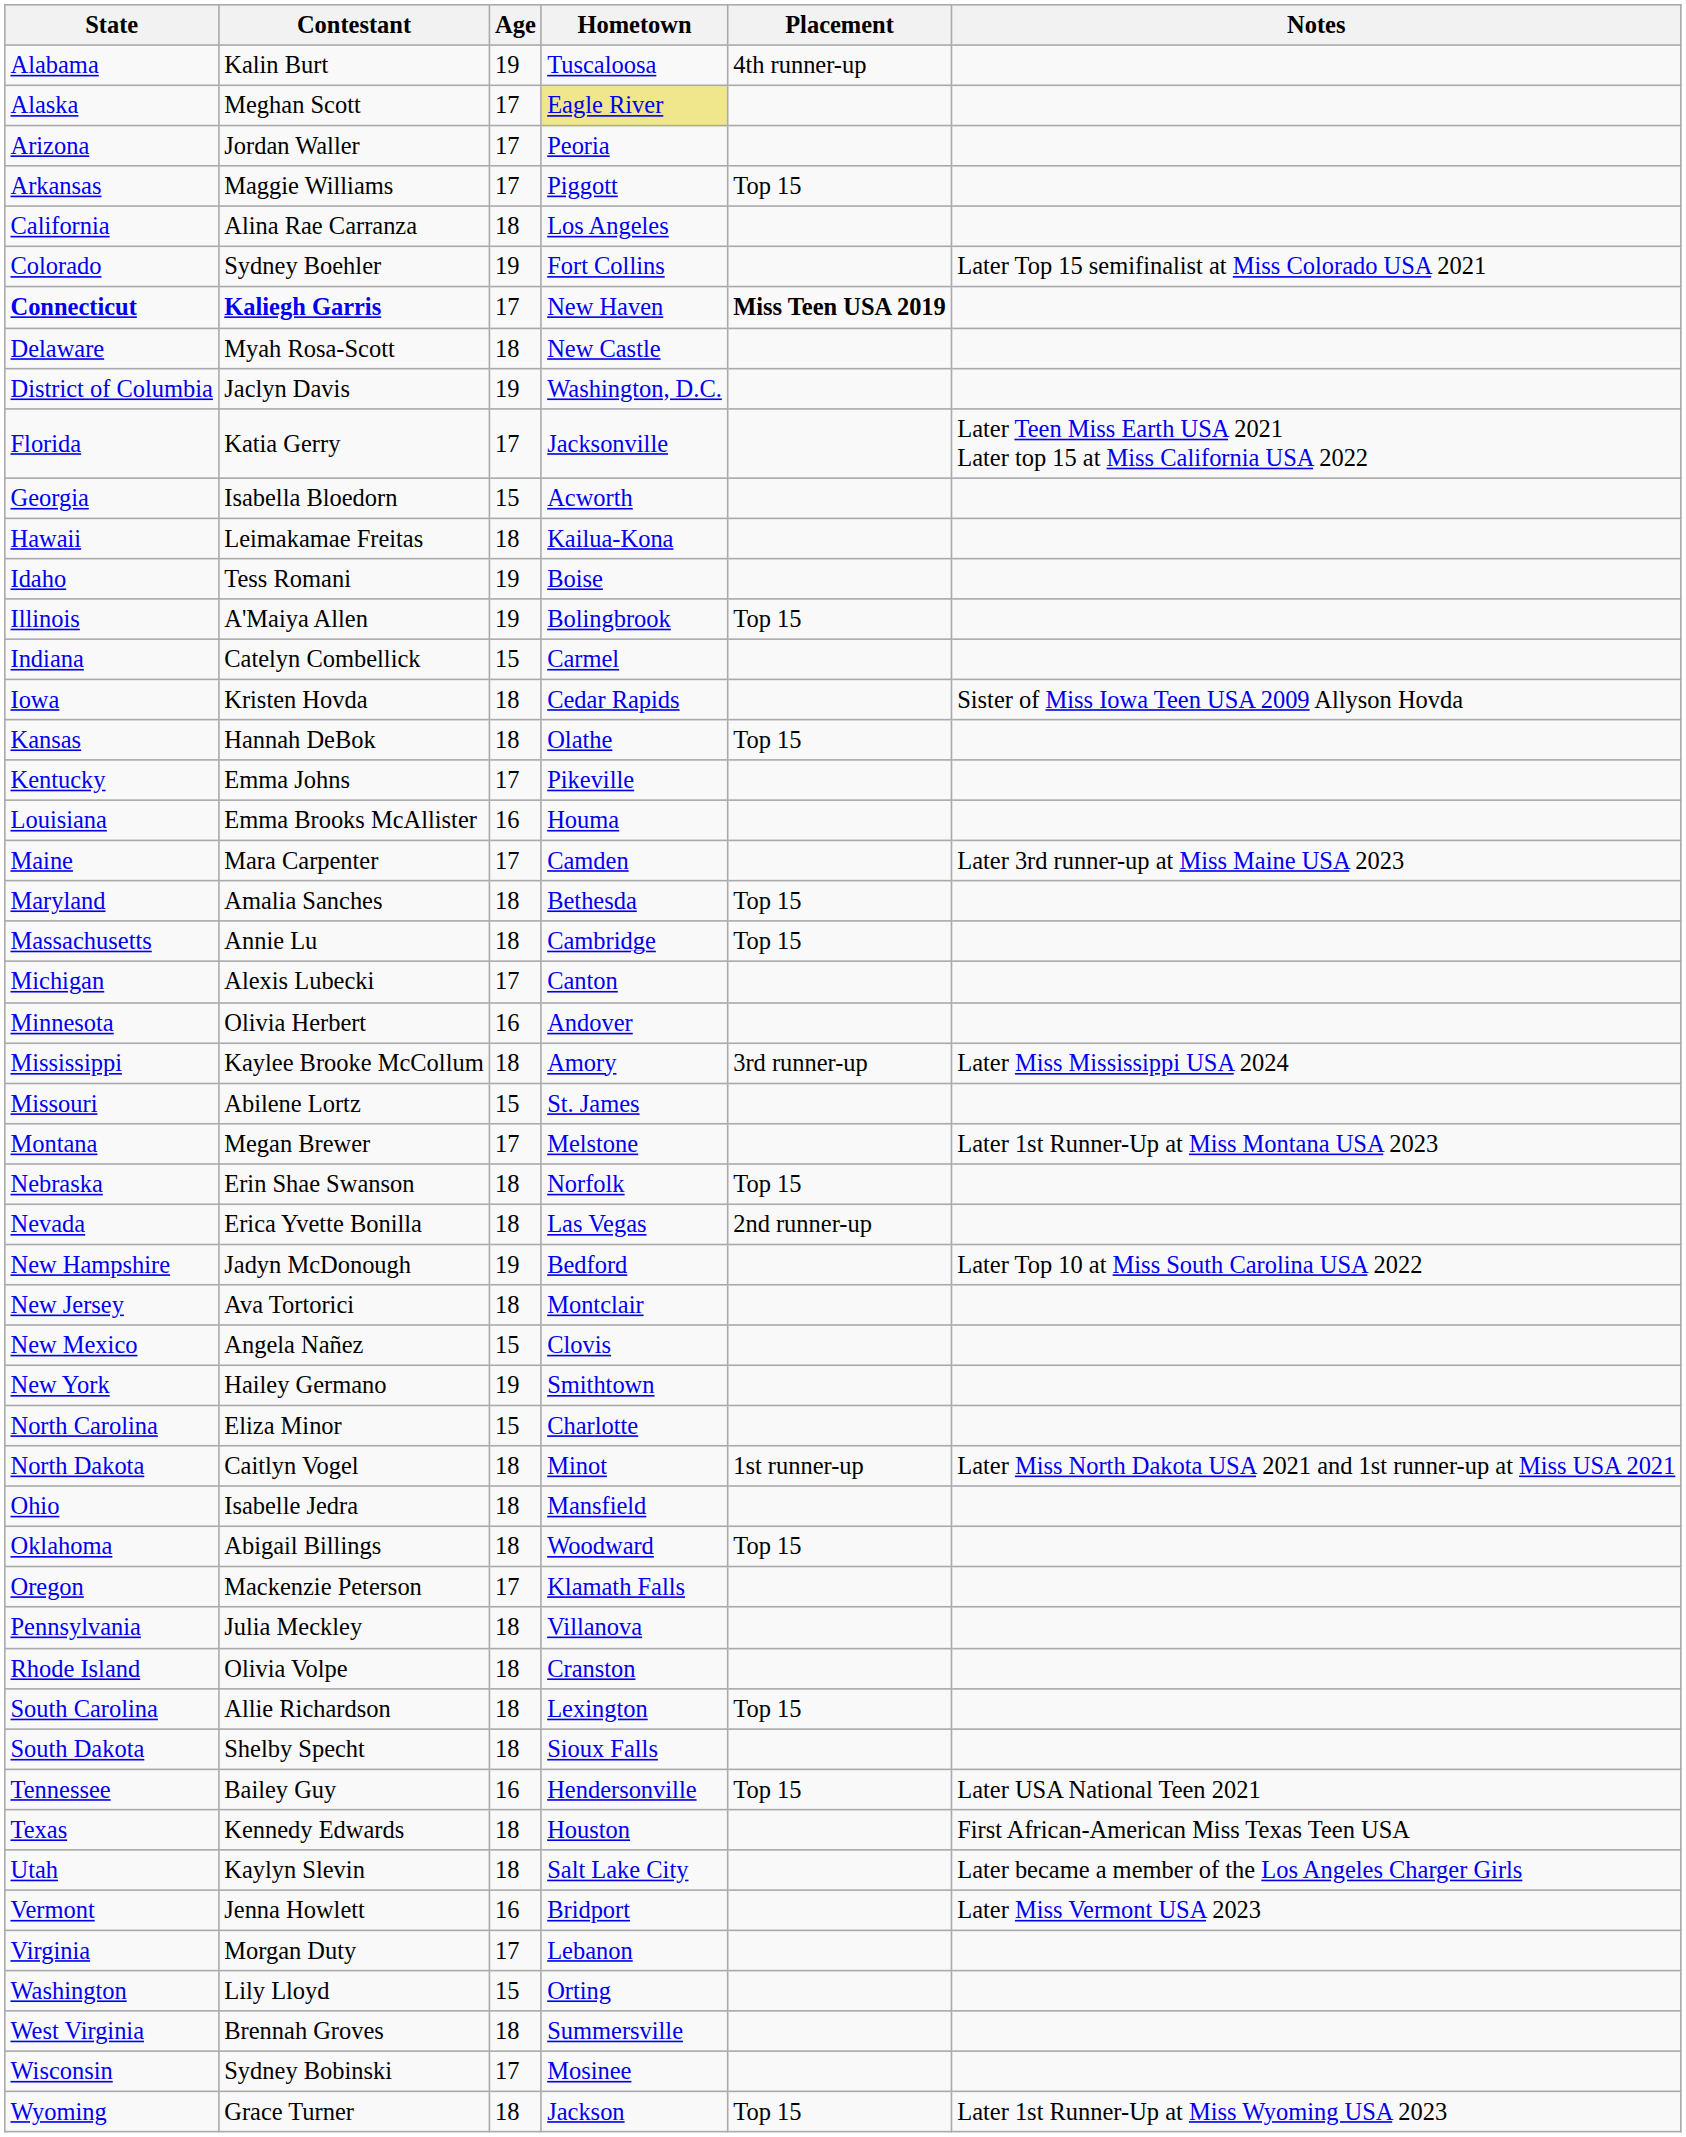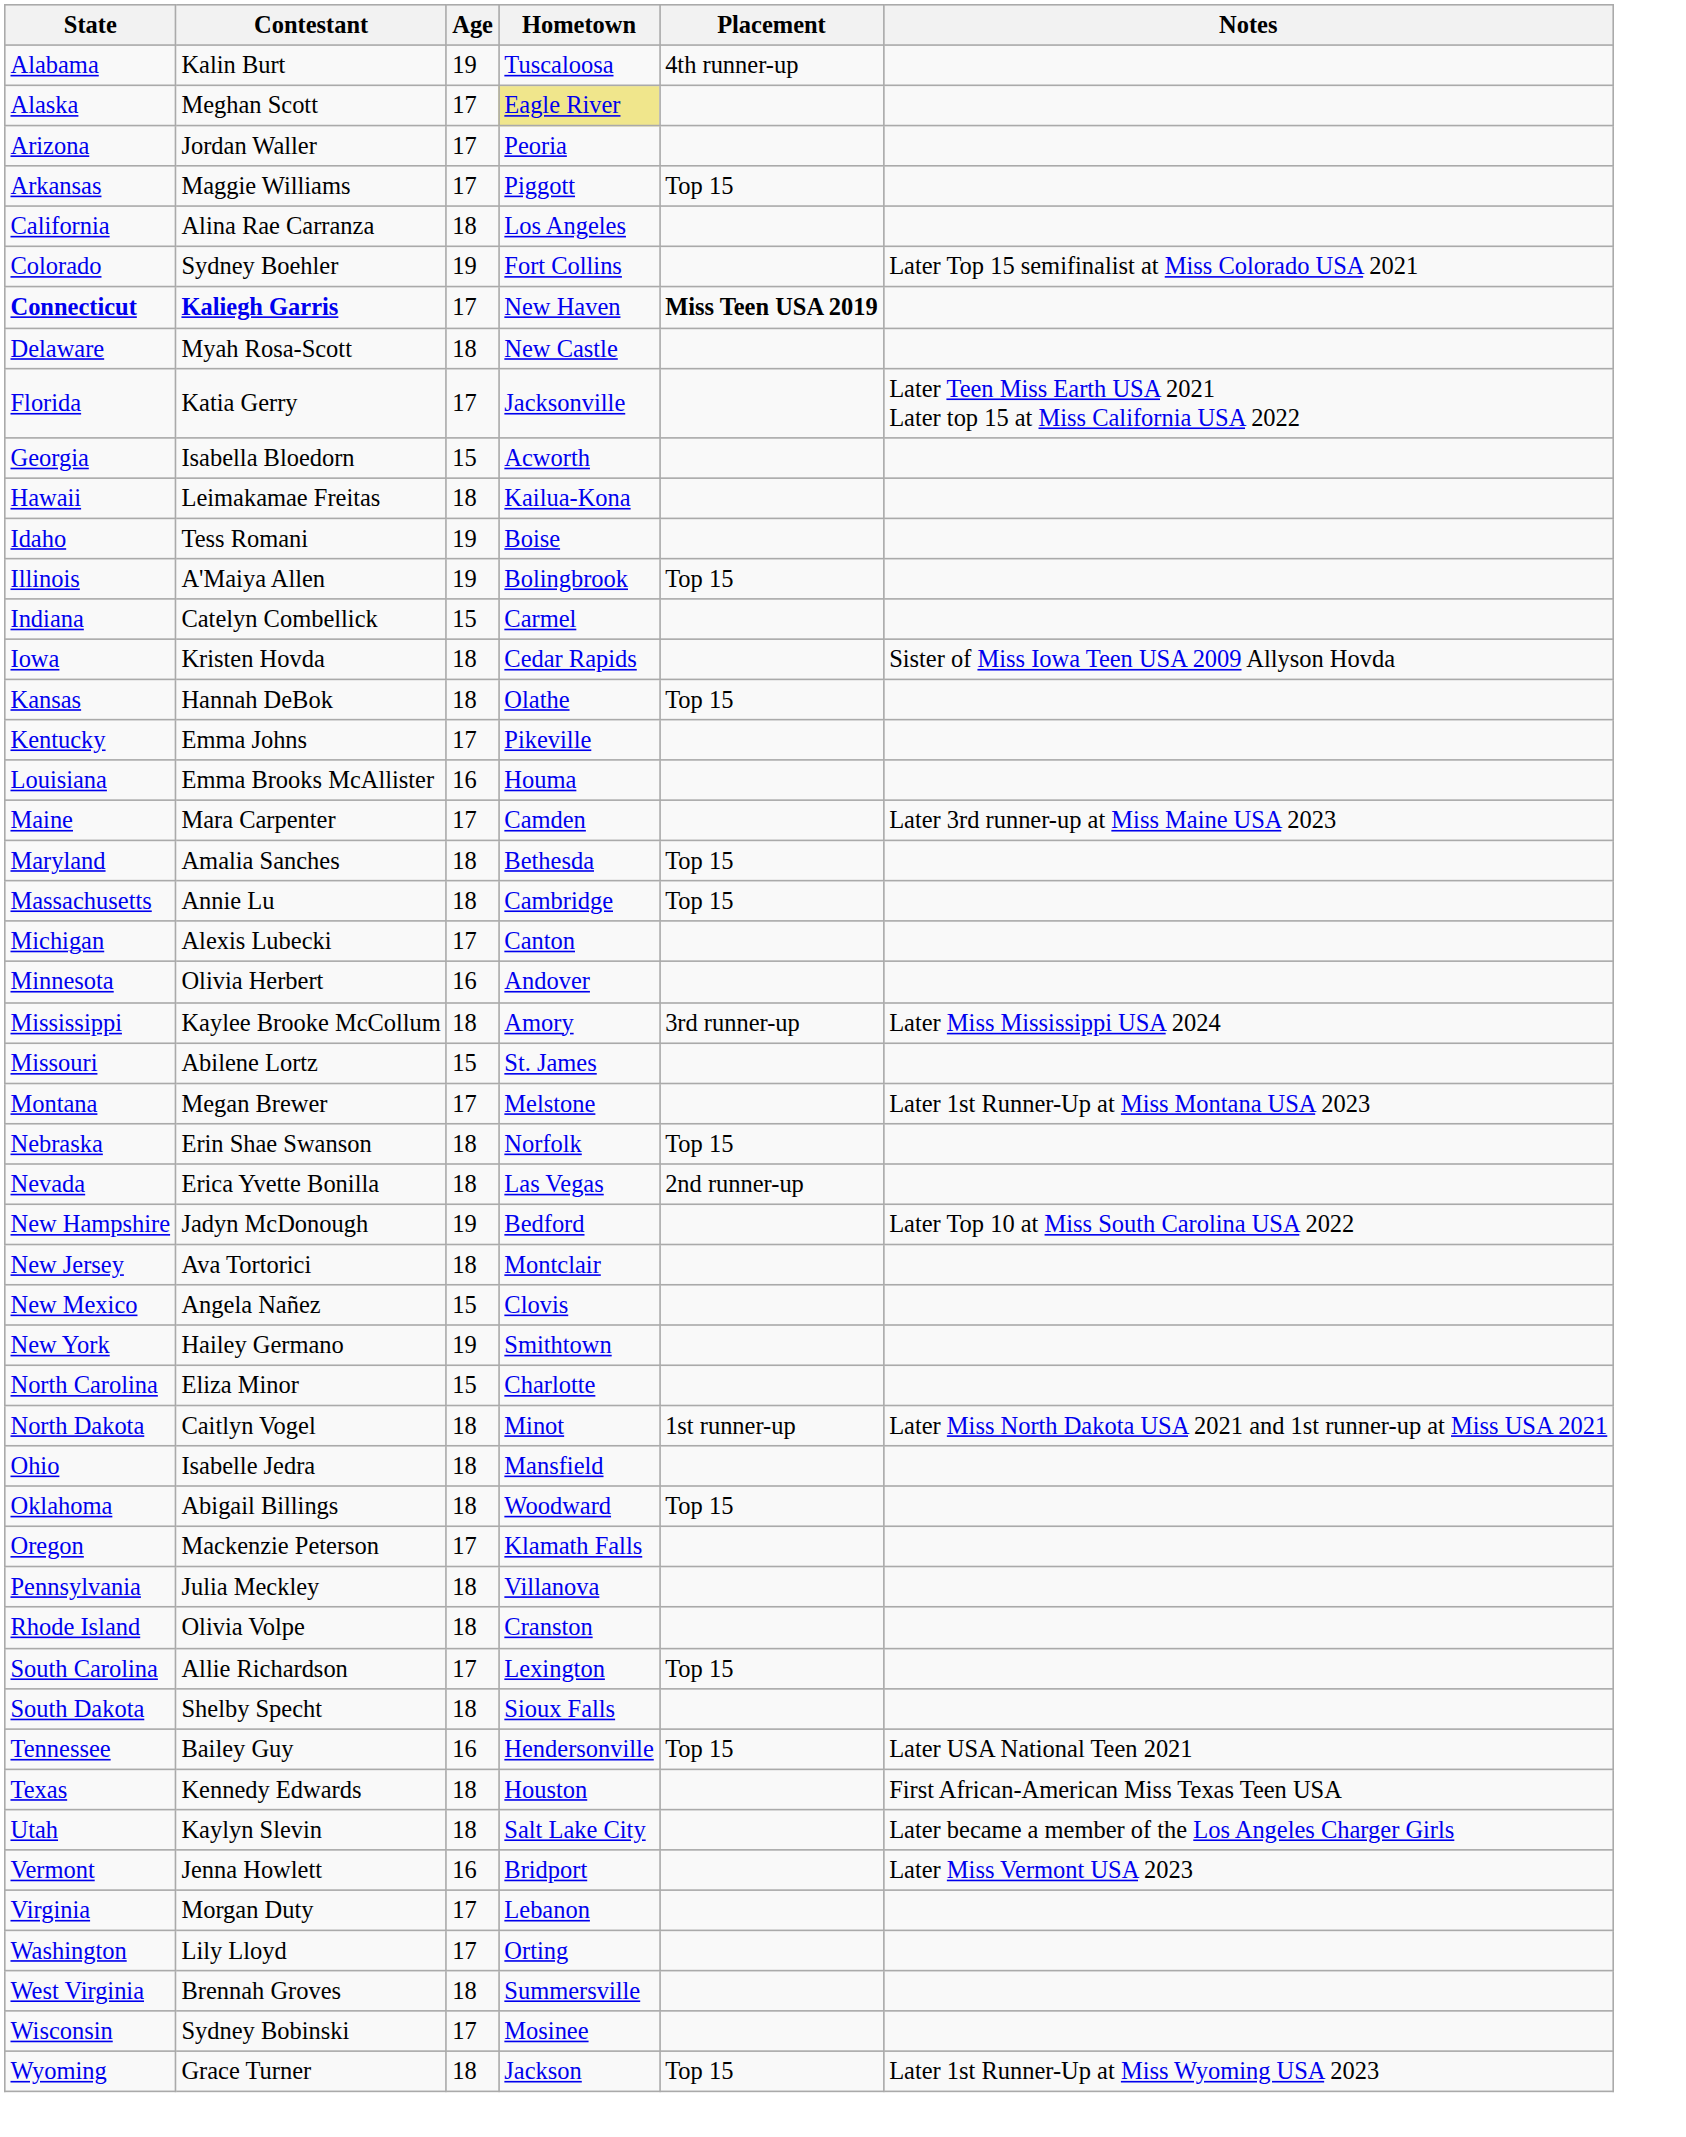- row: (112, 388)
(507, 1708) 18 -> (464, 1667) 17
(507, 1990) 15 -> (464, 1950) 17
